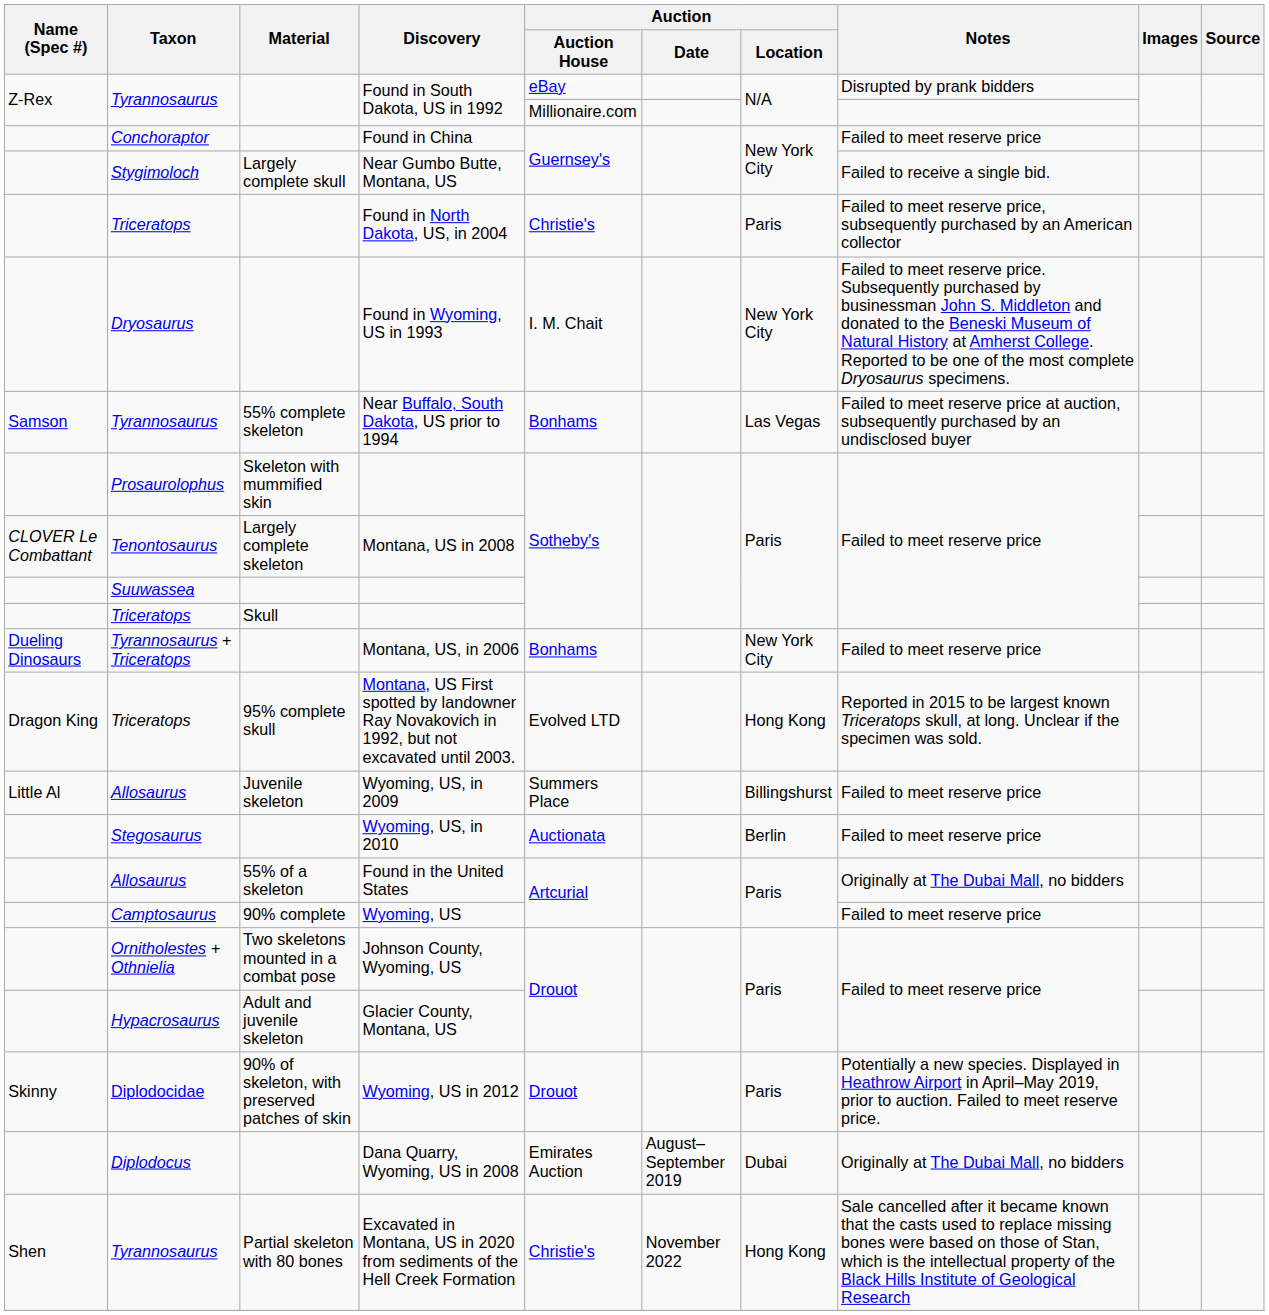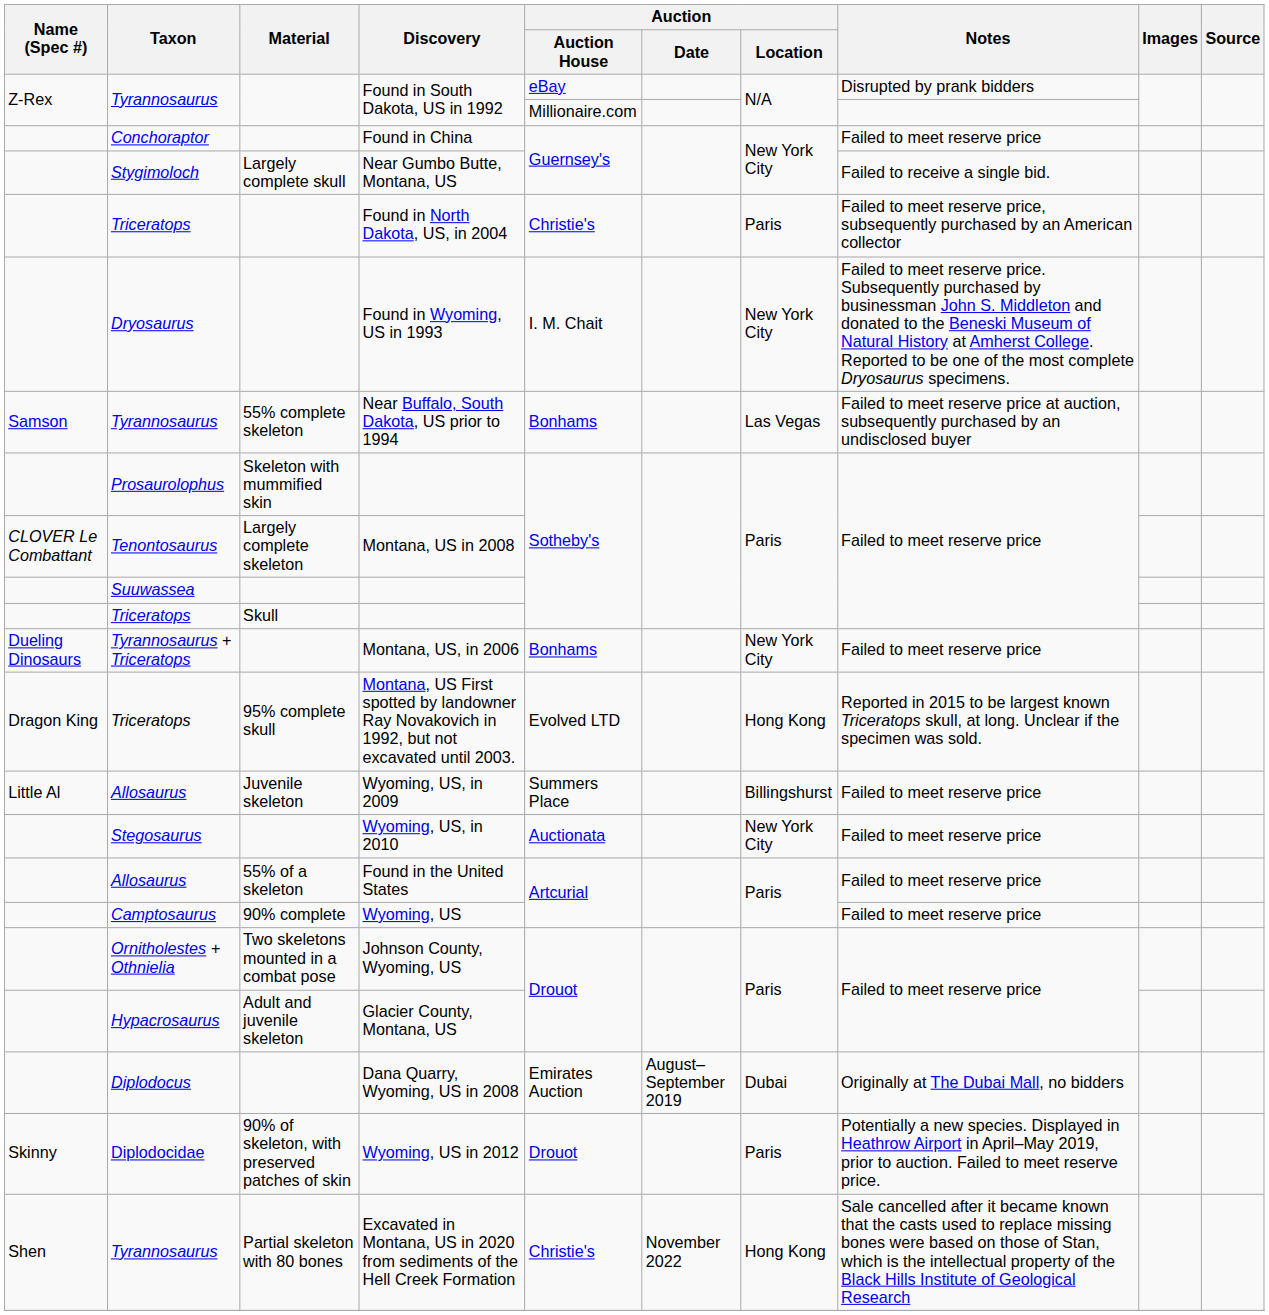(765, 836) Berlin -> (779, 836) New York City
(982, 880) Originally at The Dubai Mall, no bidders -> (941, 880) Failed to meet reserve price
rows swapped: (158, 1091) <-> (151, 1162)
